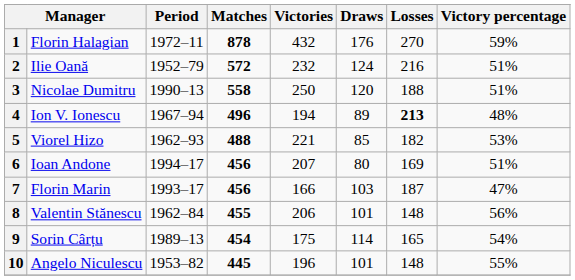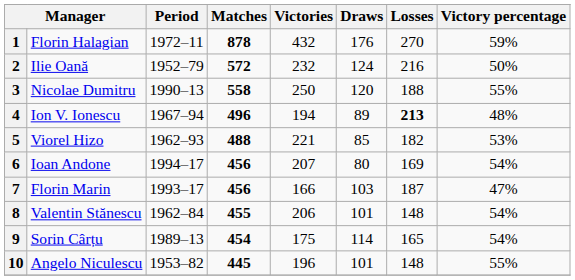(503, 66) 51% -> (503, 66) 50%
(503, 90) 51% -> (503, 90) 55%
(503, 164) 51% -> (503, 164) 54%
(503, 213) 56% -> (503, 213) 54%
